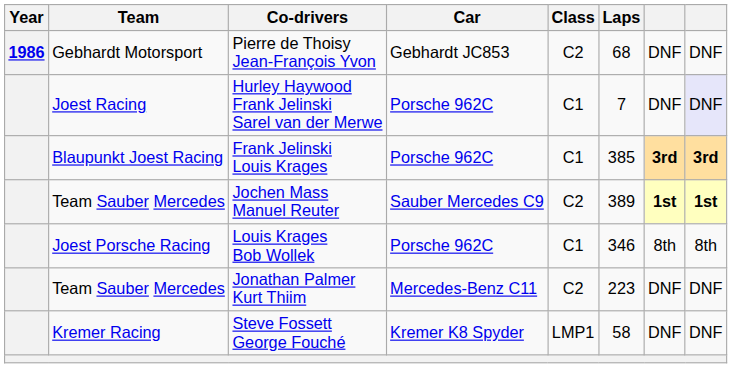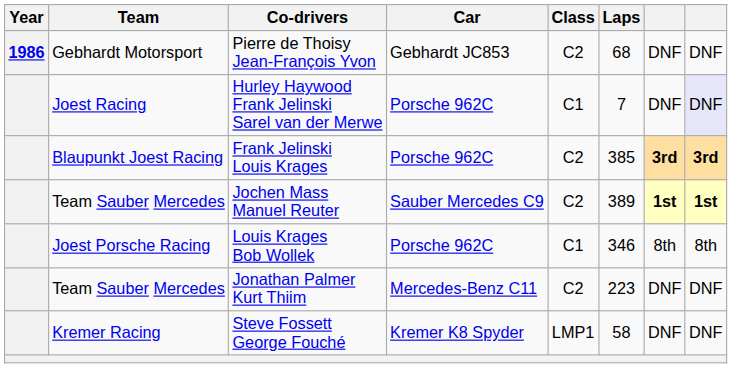(573, 158) C1 -> (573, 158) C2
